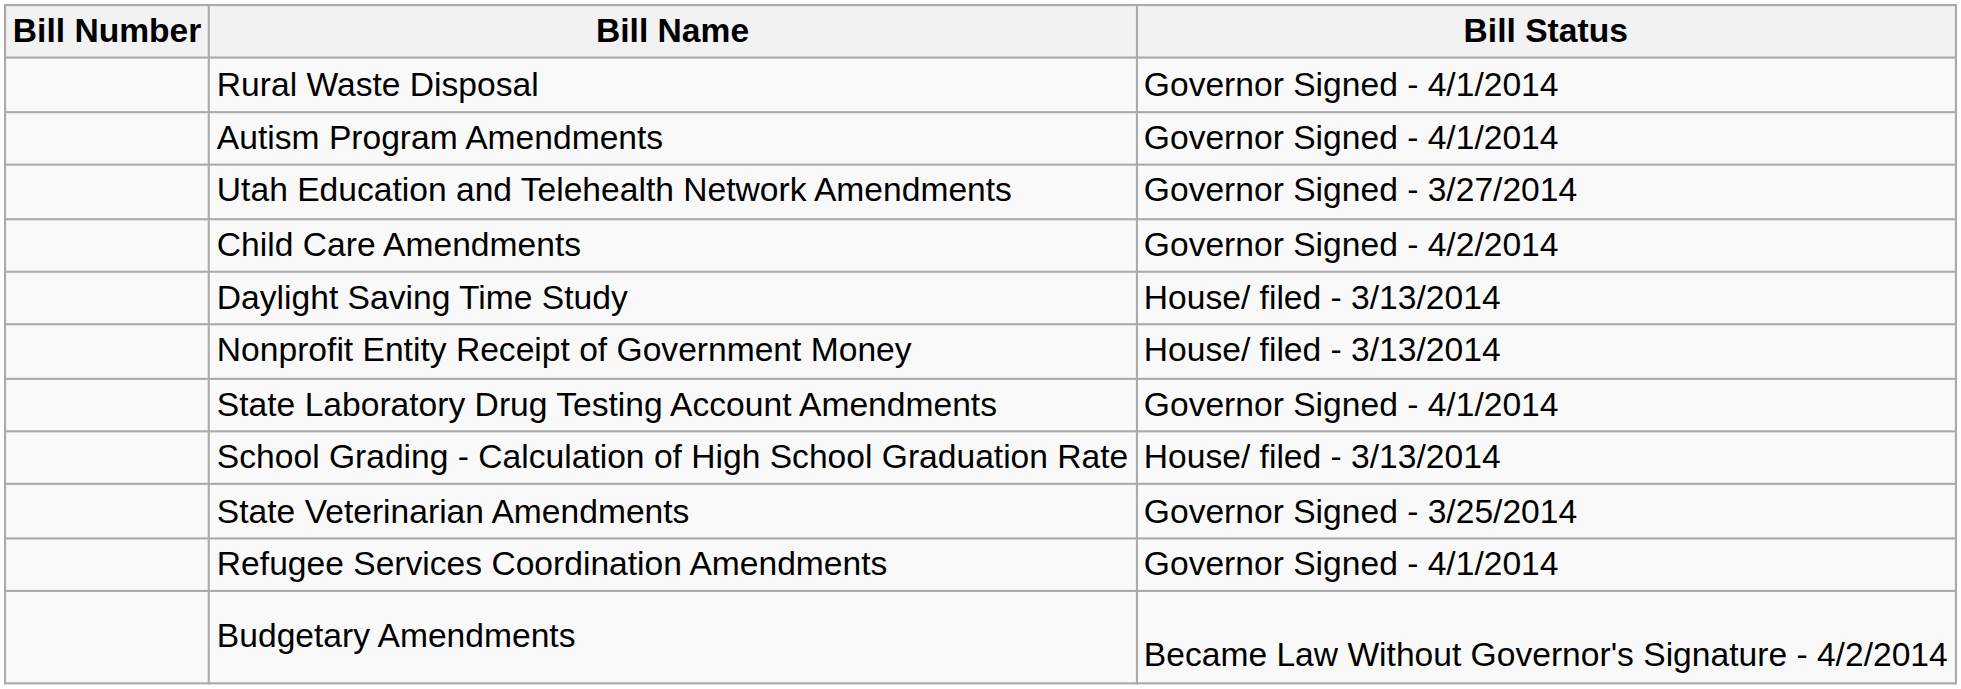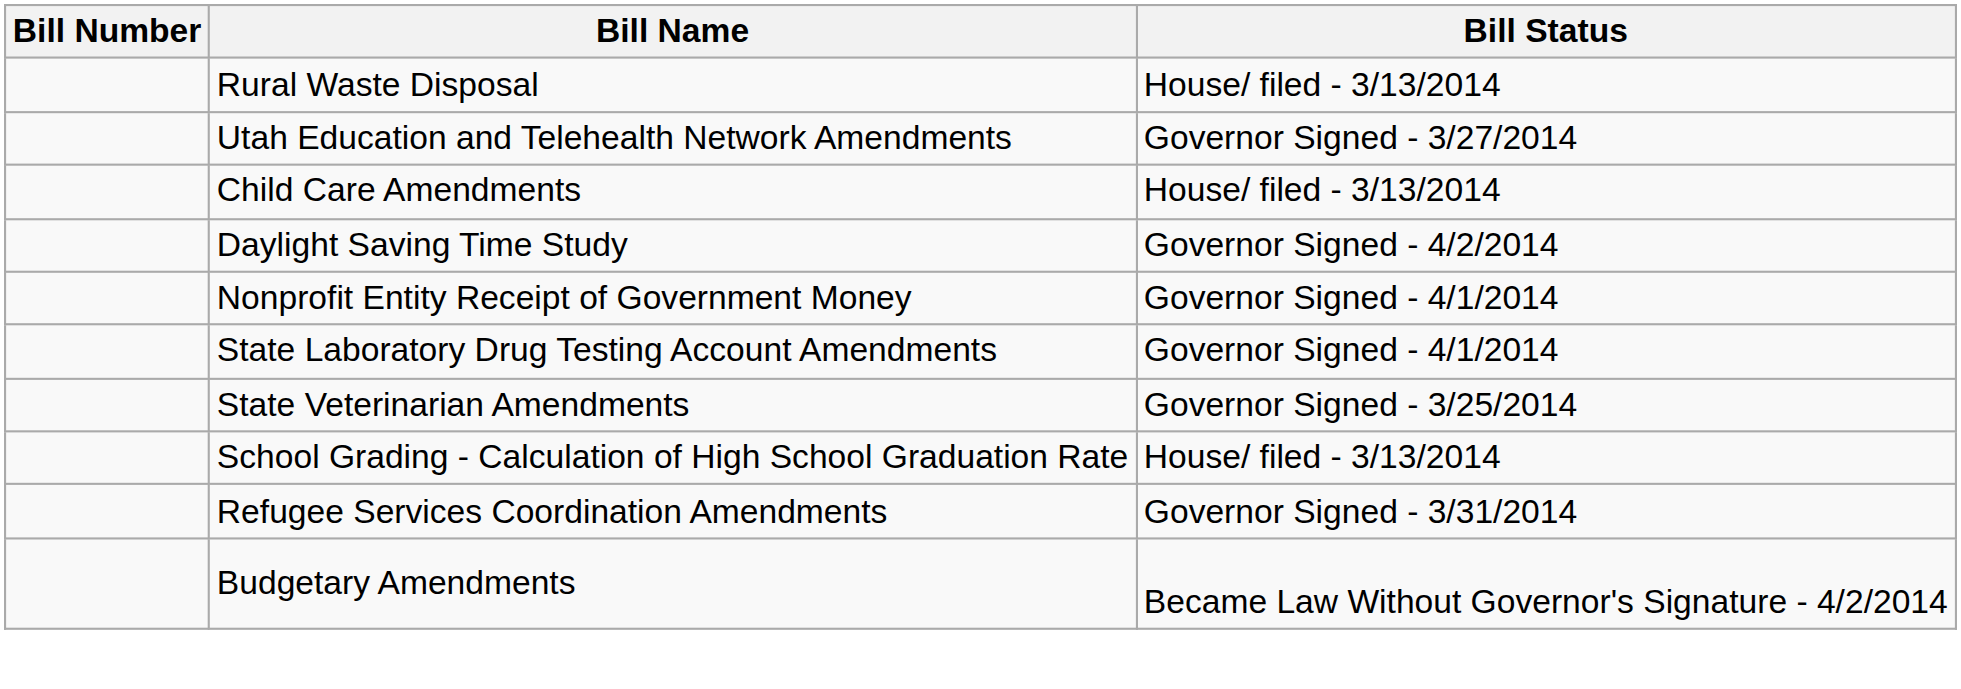(1351, 84) Governor Signed - 4/1/2014 -> (1322, 84) House/ filed - 3/13/2014
- row: (440, 137)
(1351, 244) Governor Signed - 4/2/2014 -> (1322, 191) House/ filed - 3/13/2014
(1322, 297) House/ filed - 3/13/2014 -> (1351, 244) Governor Signed - 4/2/2014
(1322, 350) House/ filed - 3/13/2014 -> (1351, 297) Governor Signed - 4/1/2014
rows swapped: (673, 457) <-> (453, 510)
(1351, 564) Governor Signed - 4/1/2014 -> (1360, 510) Governor Signed - 3/31/2014
